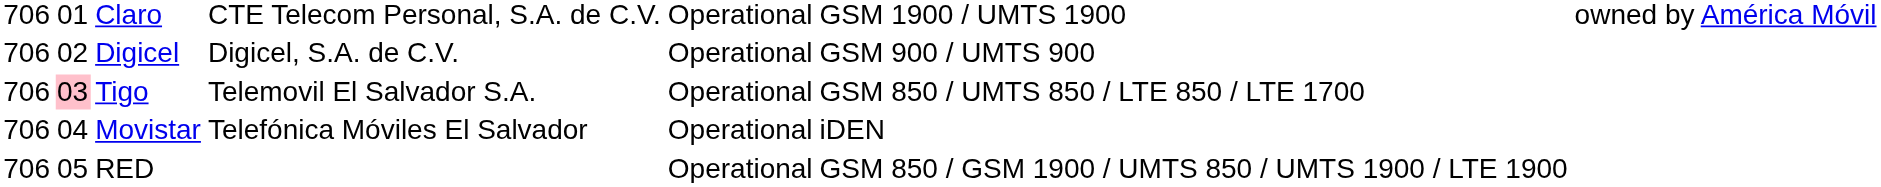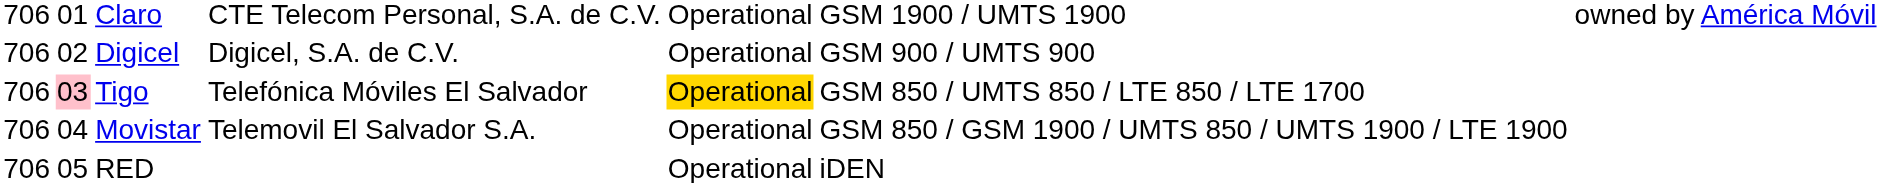(372, 91) Telemovil El Salvador S.A. -> (398, 91) Telefónica Móviles El Salvador
(740, 91) no background -> (740, 91) gold background
(398, 130) Telefónica Móviles El Salvador -> (372, 130) Telemovil El Salvador S.A.
(852, 130) iDEN -> (1194, 130) GSM 850 / GSM 1900 / UMTS 850 / UMTS 1900 / LTE 1900
(1194, 168) GSM 850 / GSM 1900 / UMTS 850 / UMTS 1900 / LTE 1900 -> (852, 168) iDEN
